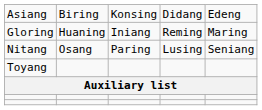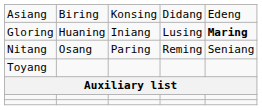(182, 31) Reming -> (182, 31) Lusing
(228, 31) normal -> (228, 31) bold
(182, 49) Lusing -> (182, 49) Reming
